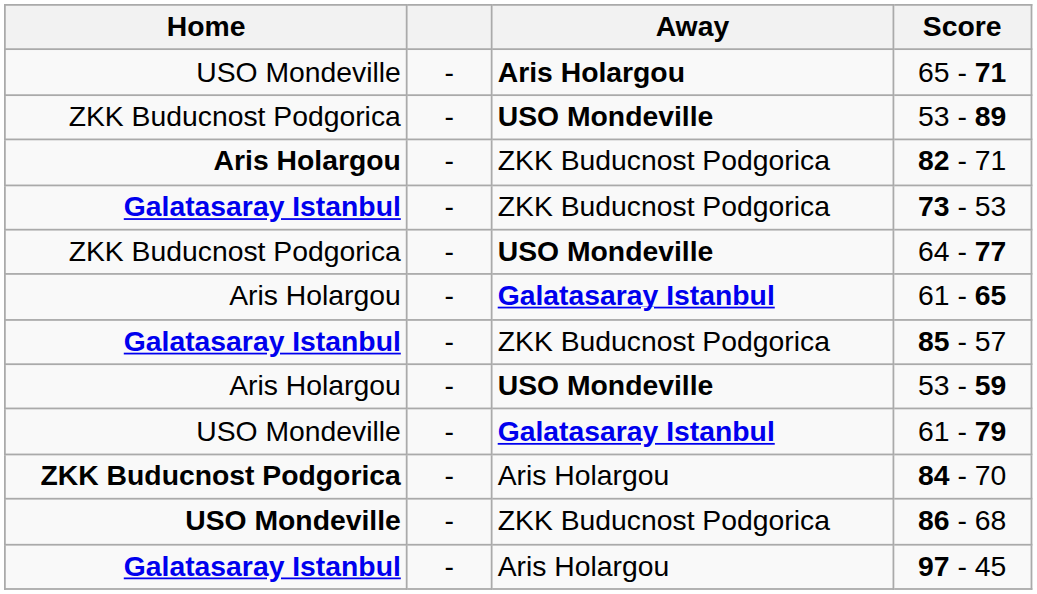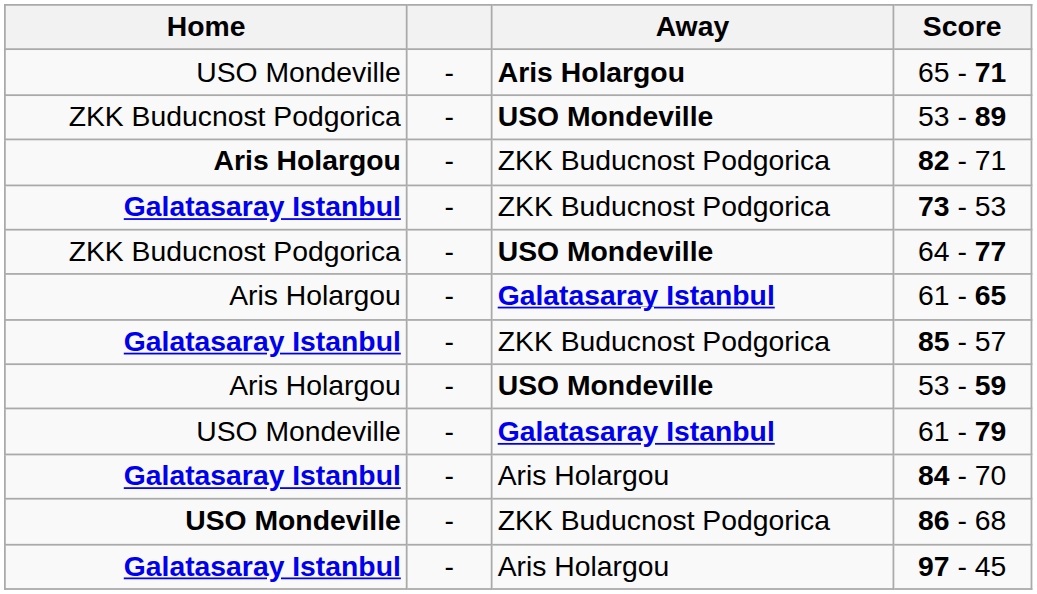(221, 476) ZKK Buducnost Podgorica -> (262, 476) Galatasaray Istanbul
